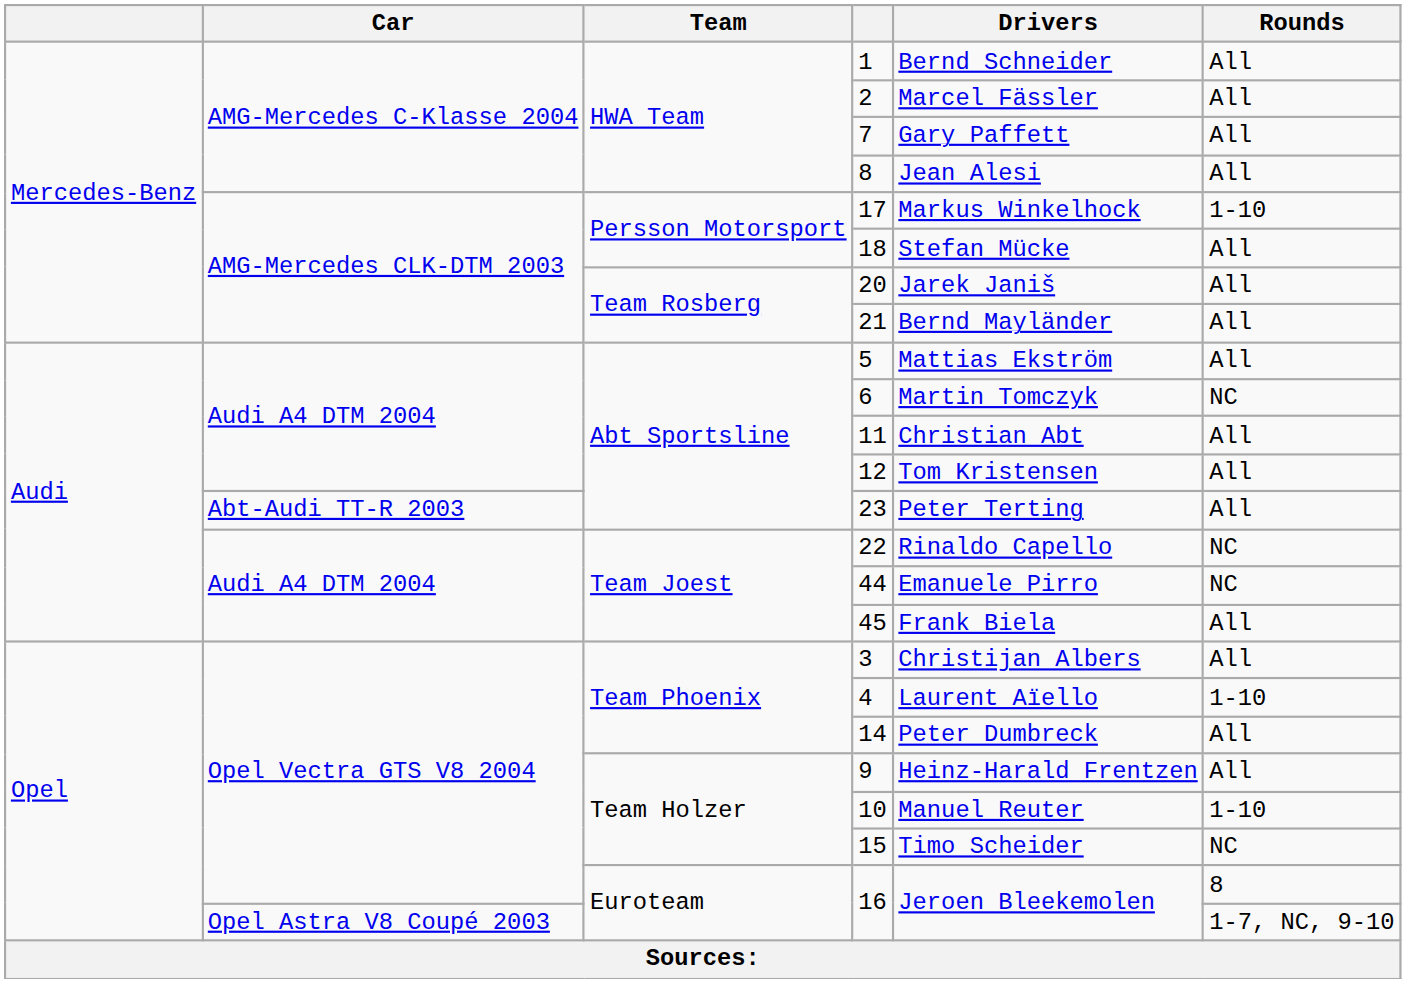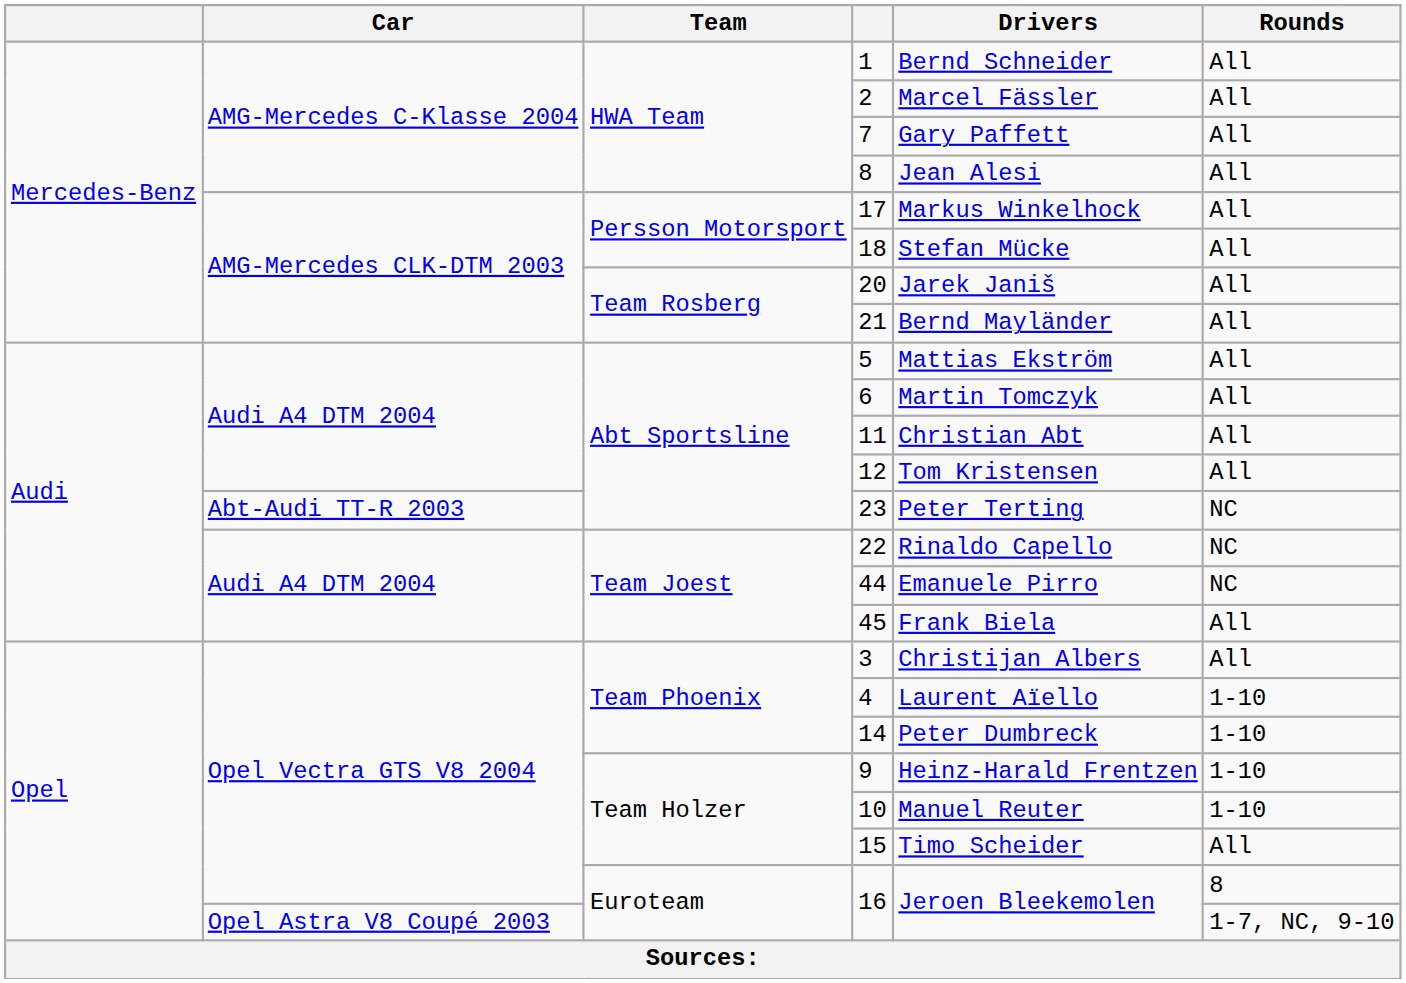(1238, 211) 1-10 -> (1231, 211) All
(1224, 398) NC -> (1231, 398) All
(1231, 510) All -> (1224, 510) NC
(1231, 735) All -> (1238, 735) 1-10
(1231, 772) All -> (1238, 772) 1-10
(1224, 847) NC -> (1231, 847) All
